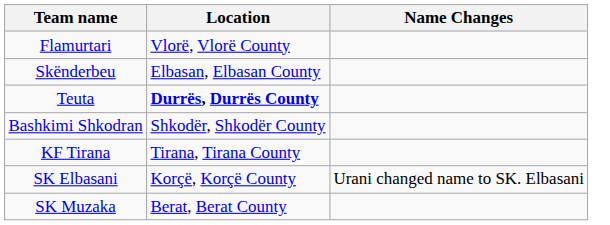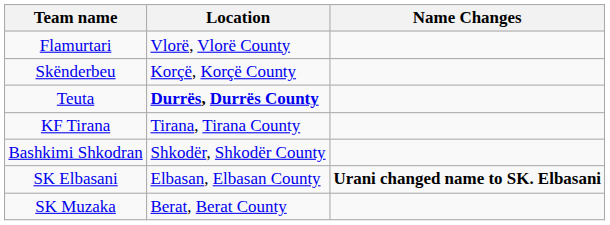(236, 71) Elbasan, Elbasan County -> (223, 71) Korçë, Korçë County
rows swapped: (76, 152) <-> (76, 125)
(223, 179) Korçë, Korçë County -> (236, 179) Elbasan, Elbasan County
(459, 179) normal -> (467, 179) bold
